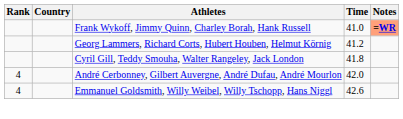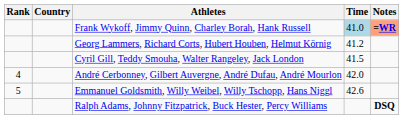(355, 28) no background -> (355, 28) lightblue background
(355, 59) 41.8 -> (355, 59) 41.5
(18, 91) 4 -> (18, 91) 5
+ row: (201, 106)
